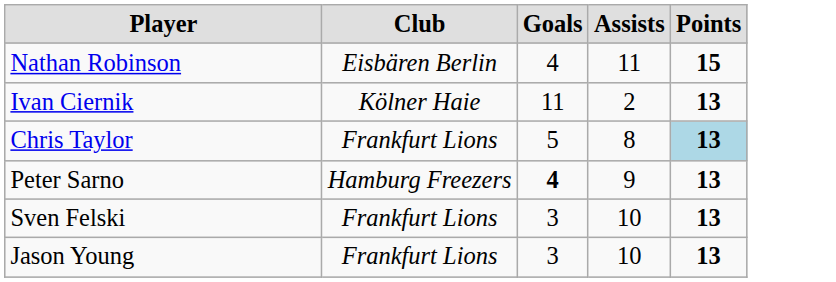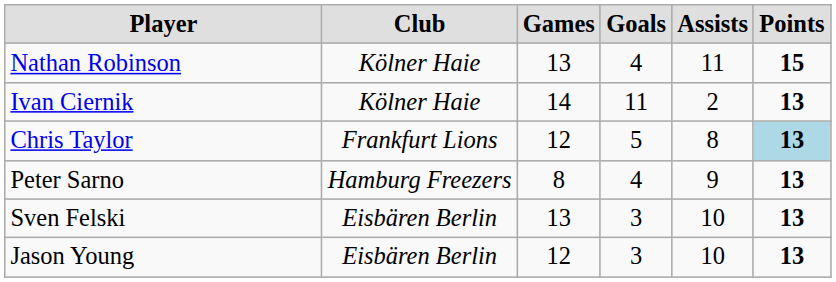+ column: (559, 23)
(420, 62) Eisbären Berlin -> (420, 62) Kölner Haie
(553, 179) bold -> (636, 179) normal
(420, 218) Frankfurt Lions -> (420, 218) Eisbären Berlin
(420, 256) Frankfurt Lions -> (420, 256) Eisbären Berlin
